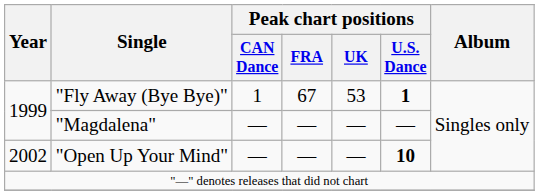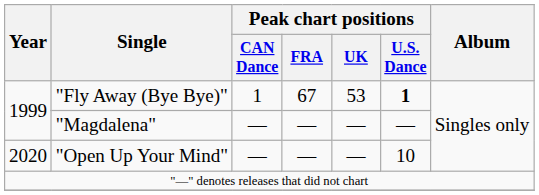(28, 155) 2002 -> (28, 155) 2020
(405, 155) bold -> (405, 155) normal
